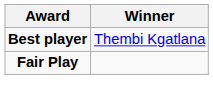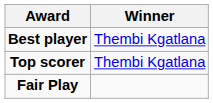+ row: (48, 62)
